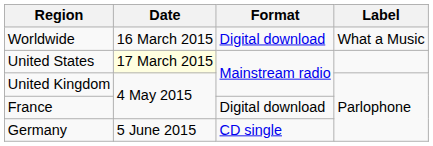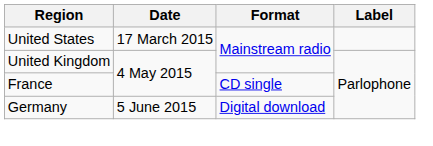- row: (41, 38)
(165, 61) lightyellow background -> (165, 38) no background
(272, 107) Digital download -> (251, 84) CD single
(251, 130) CD single -> (272, 107) Digital download
